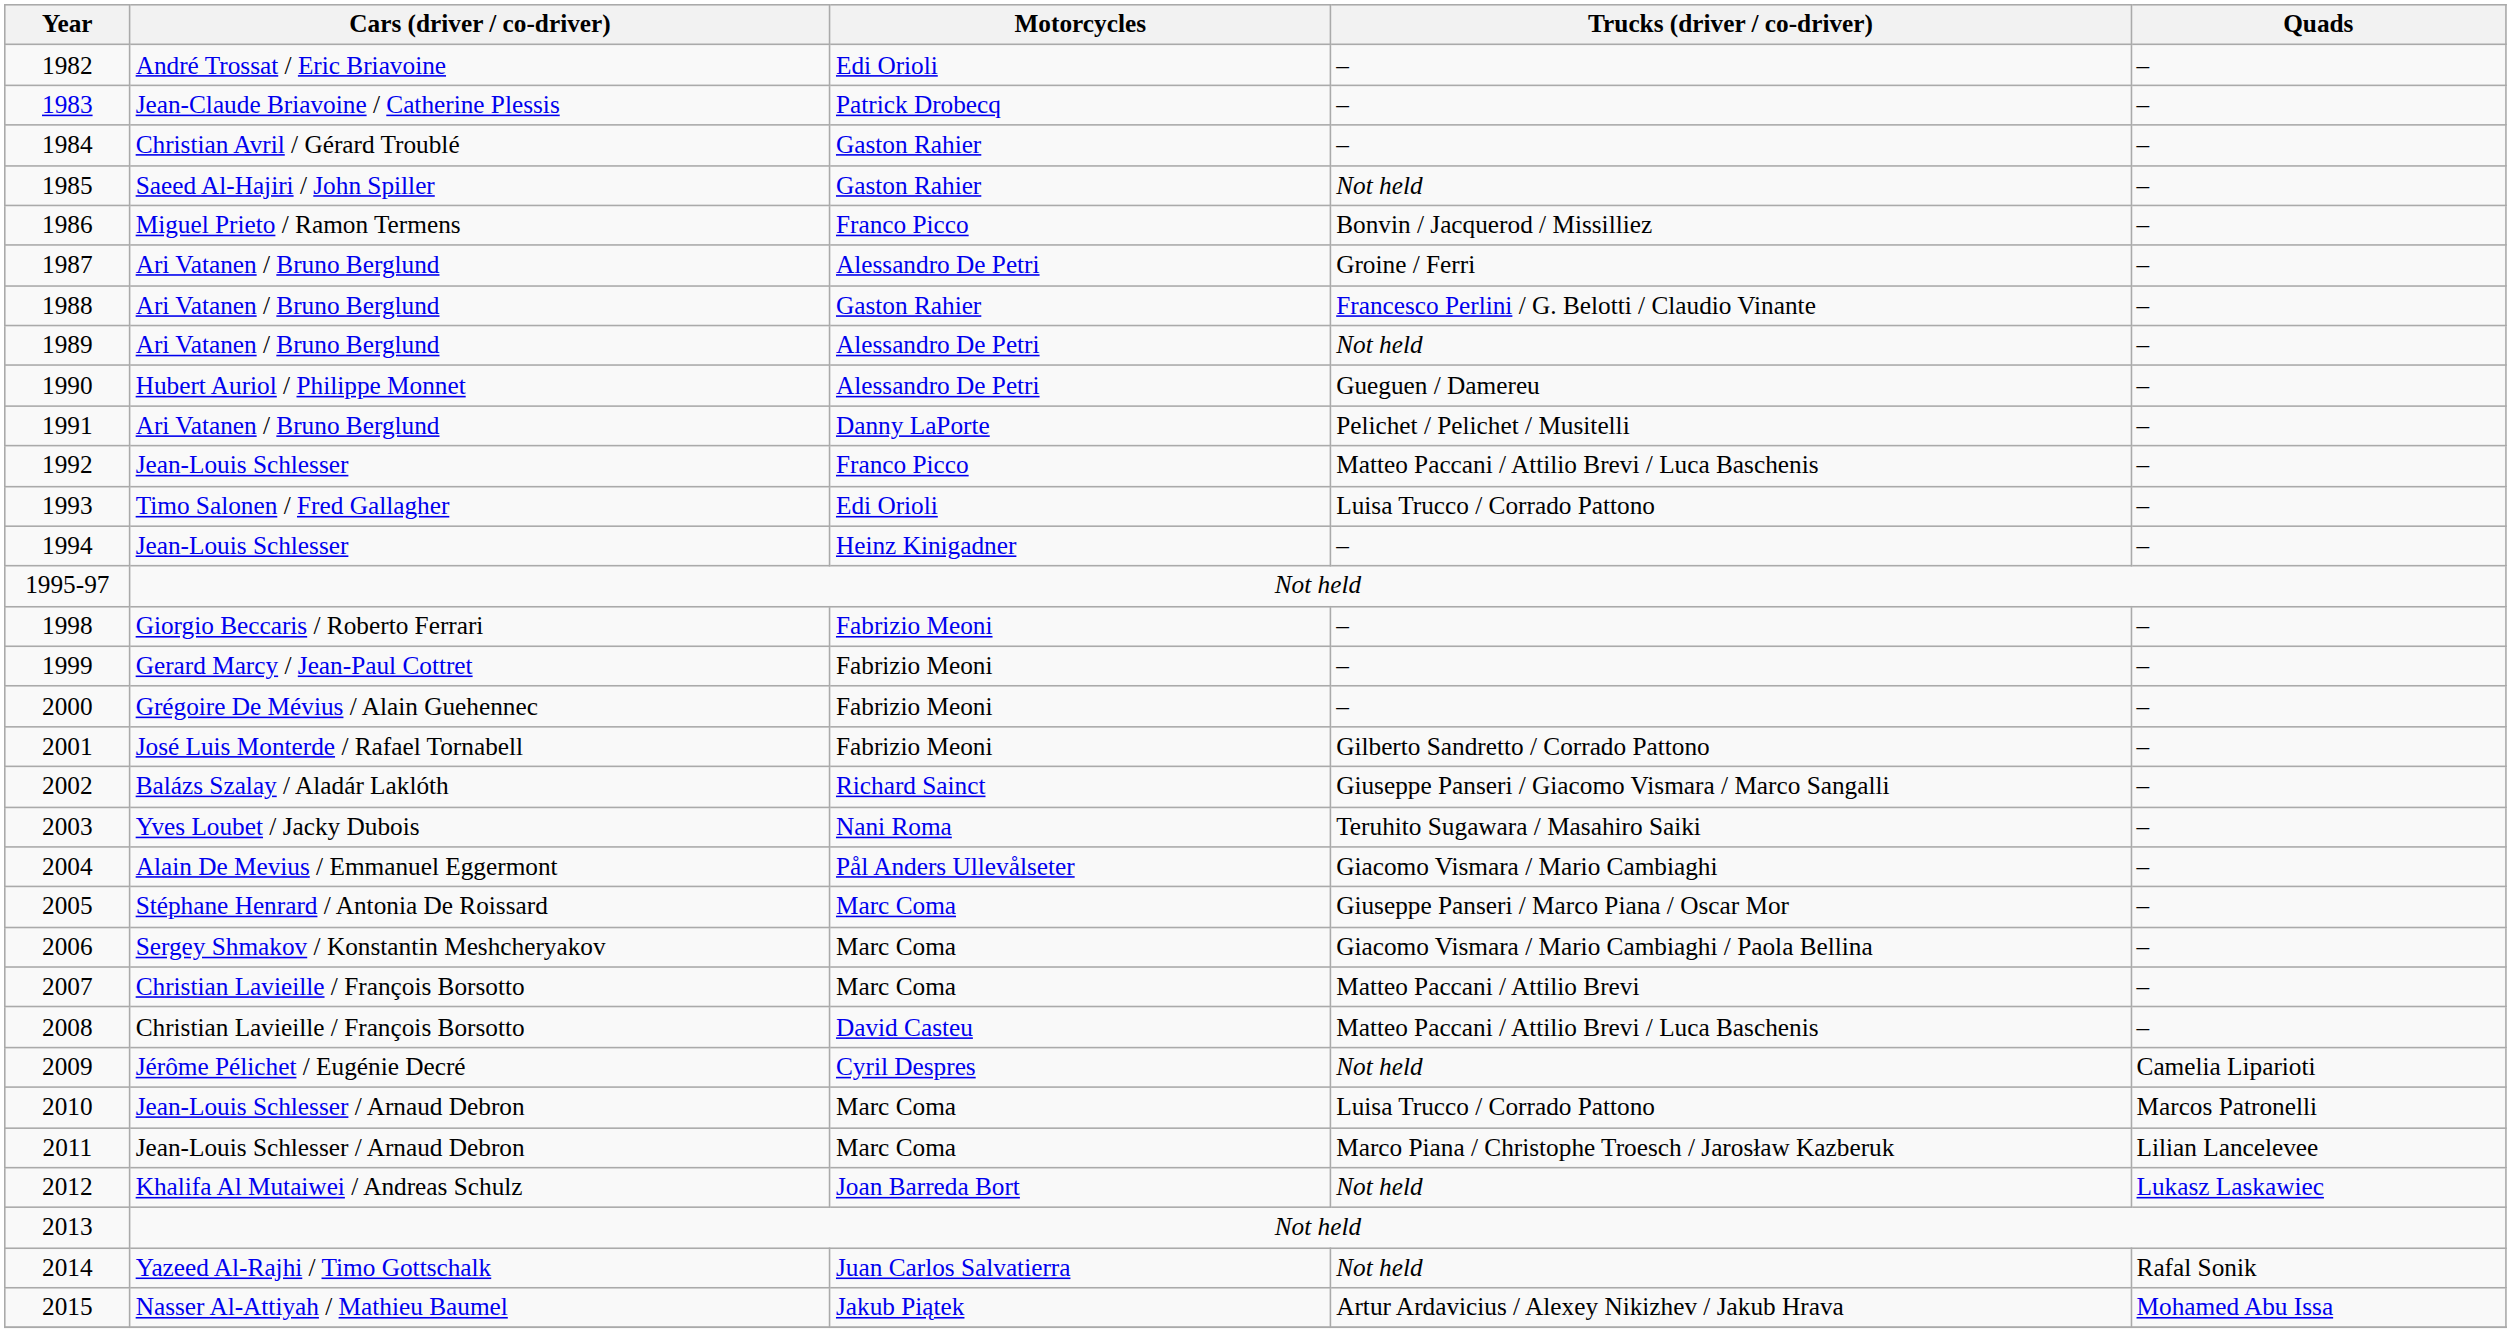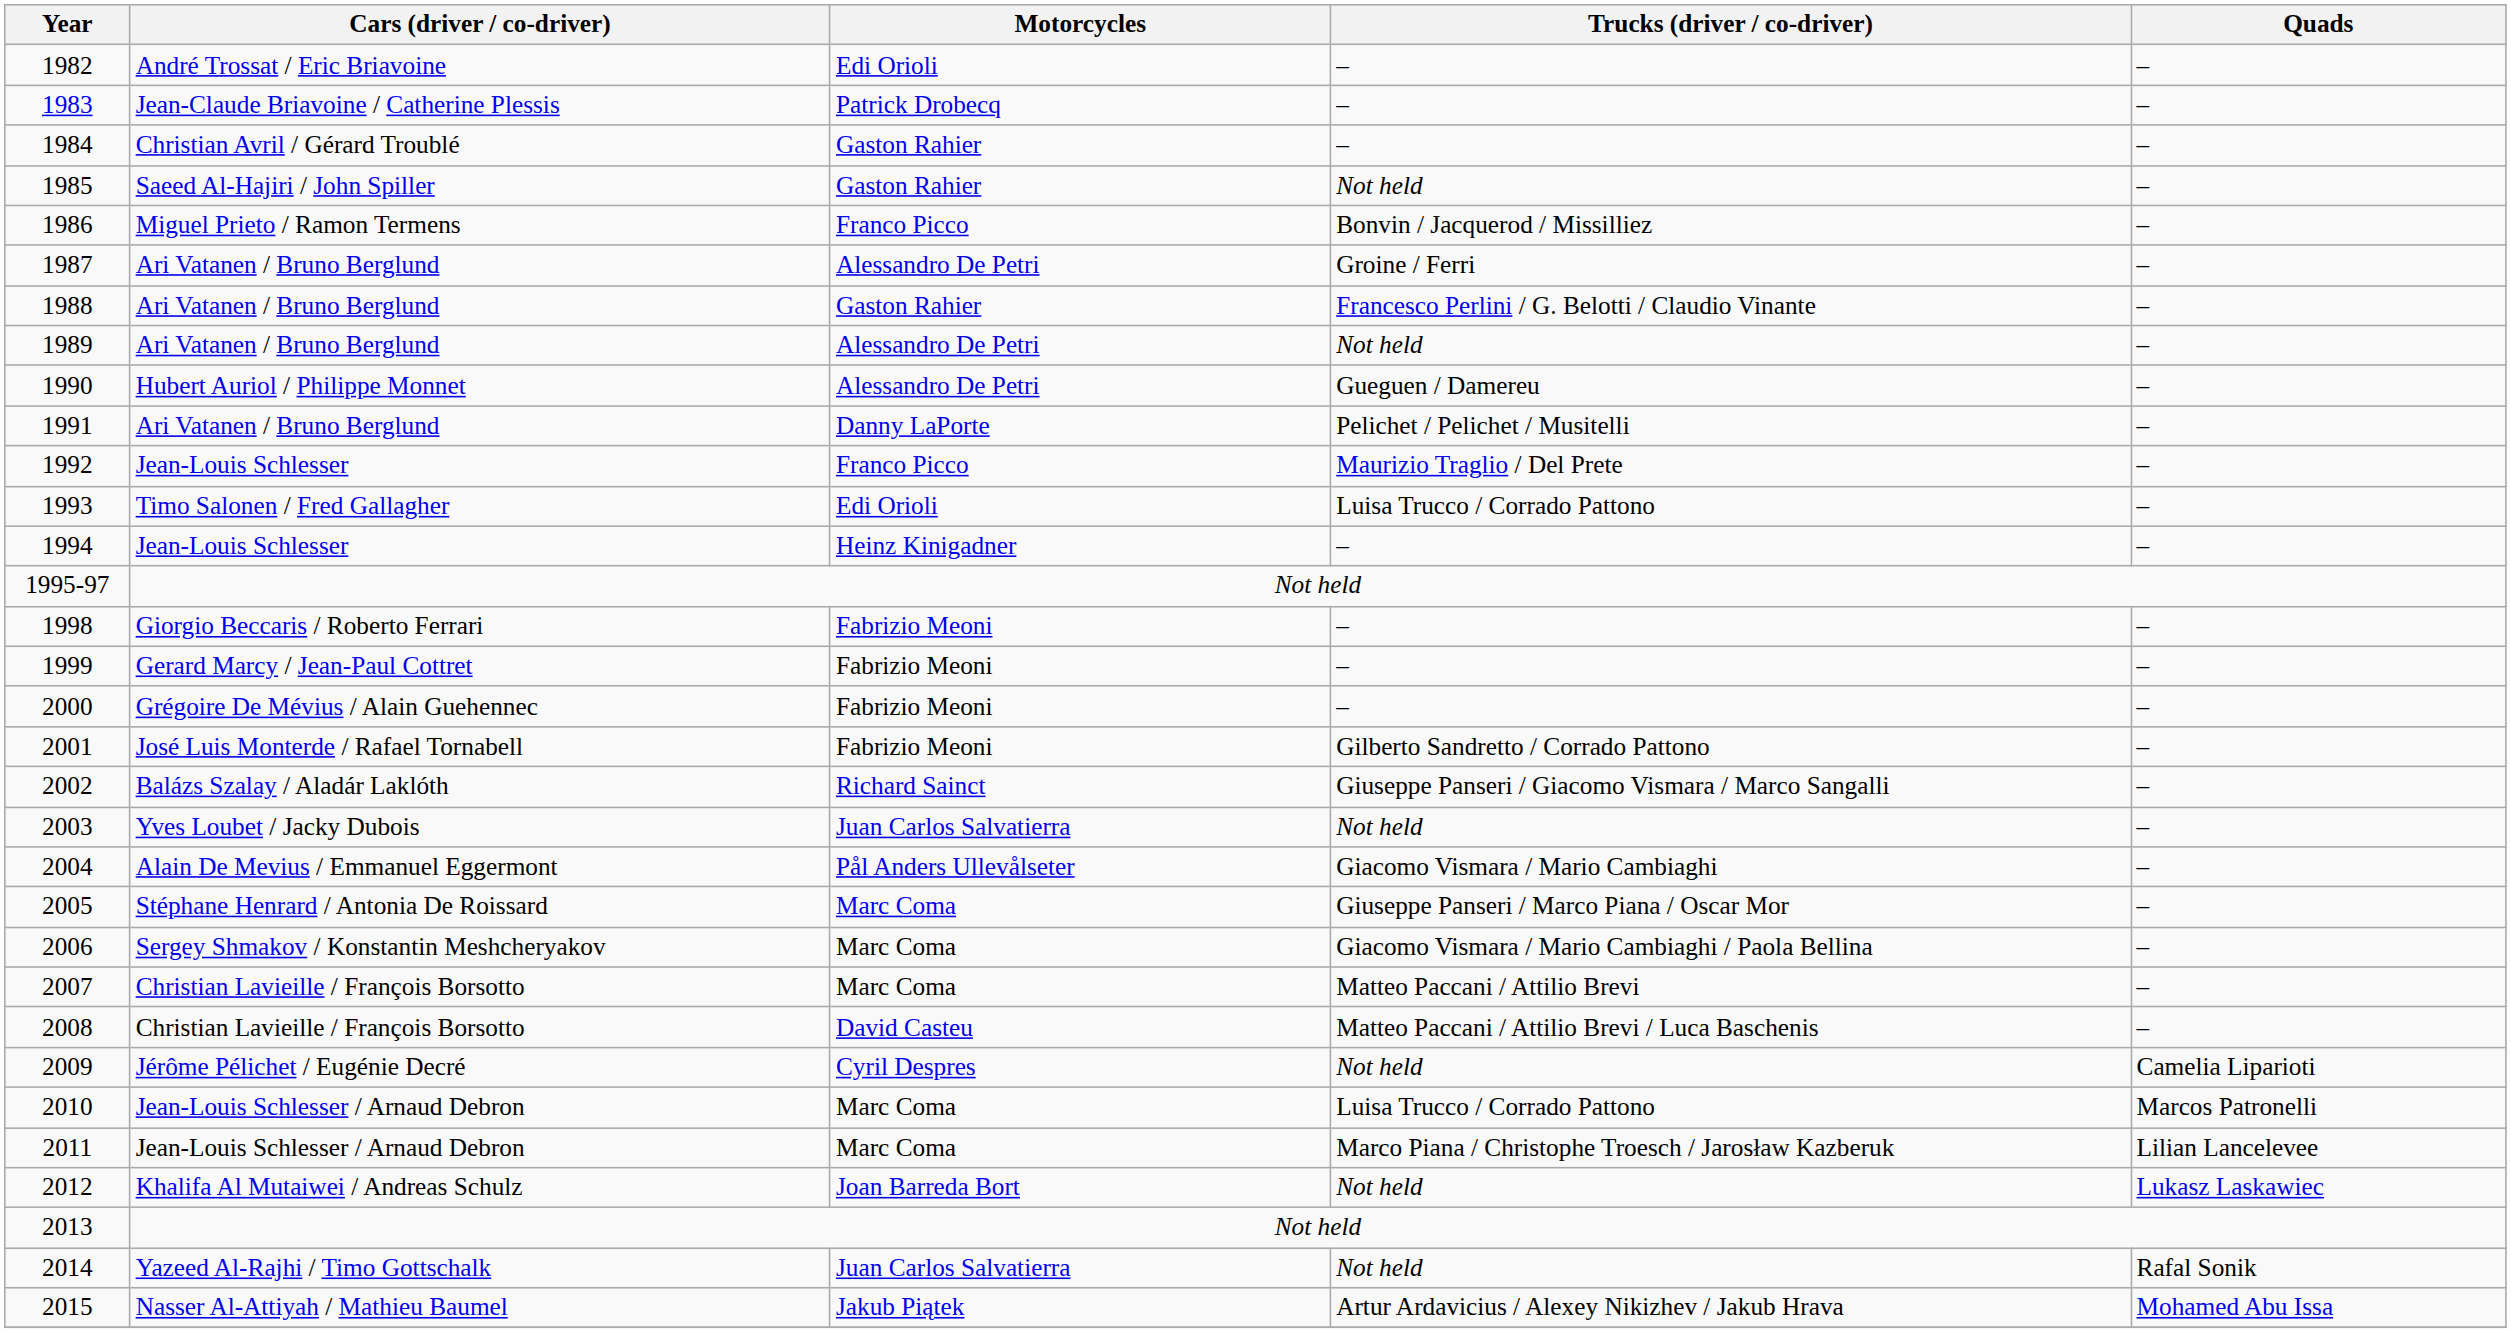(1577, 465) Matteo Paccani / Attilio Brevi / Luca Baschenis -> (1479, 465) Maurizio Traglio / Del Prete
(894, 826) Nani Roma -> (953, 826) Juan Carlos Salvatierra
(1519, 826) Teruhito Sugawara / Masahiro Saiki -> (1379, 826) Not held
